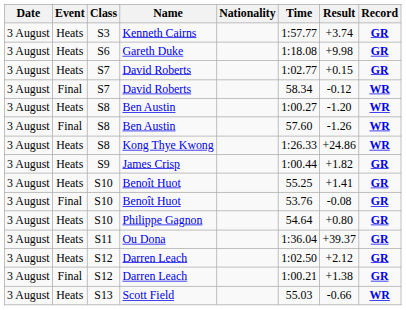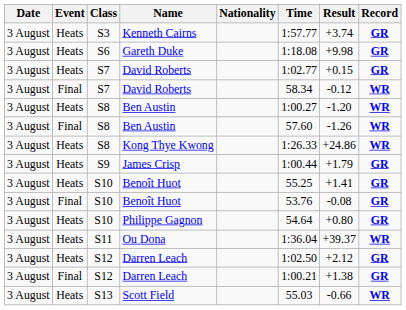(339, 164) +1.82 -> (339, 164) +1.79
(380, 239) GR -> (380, 239) WR
